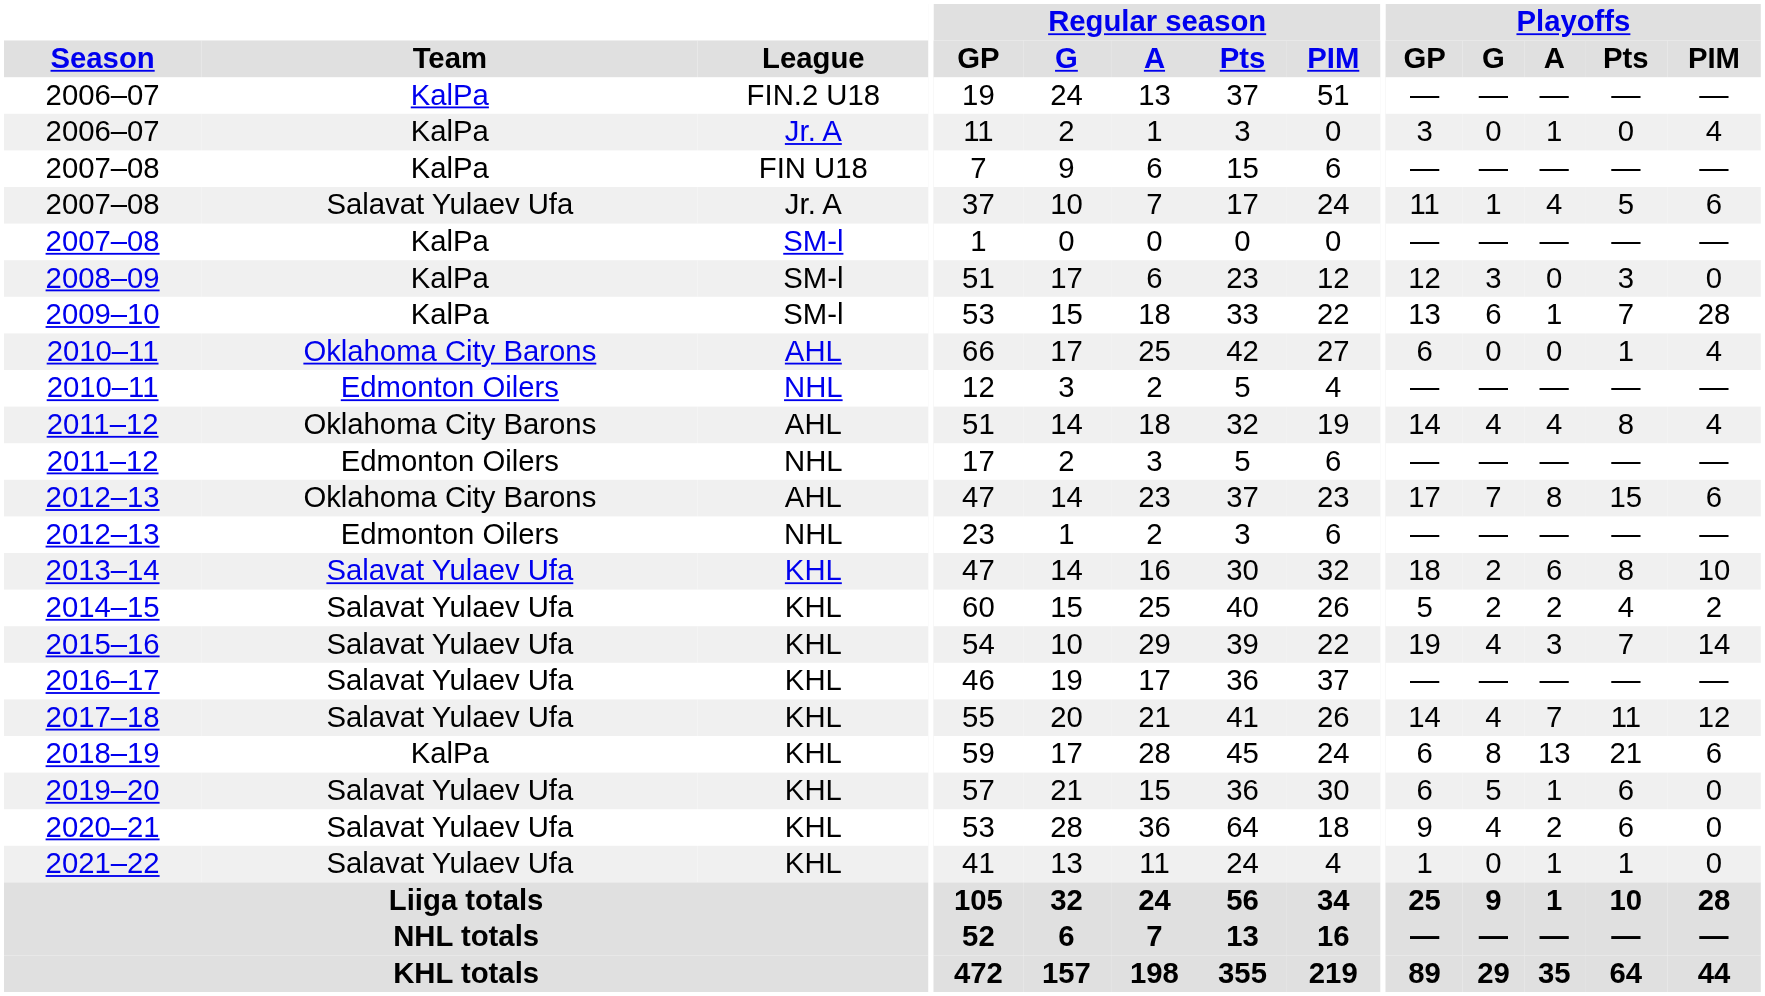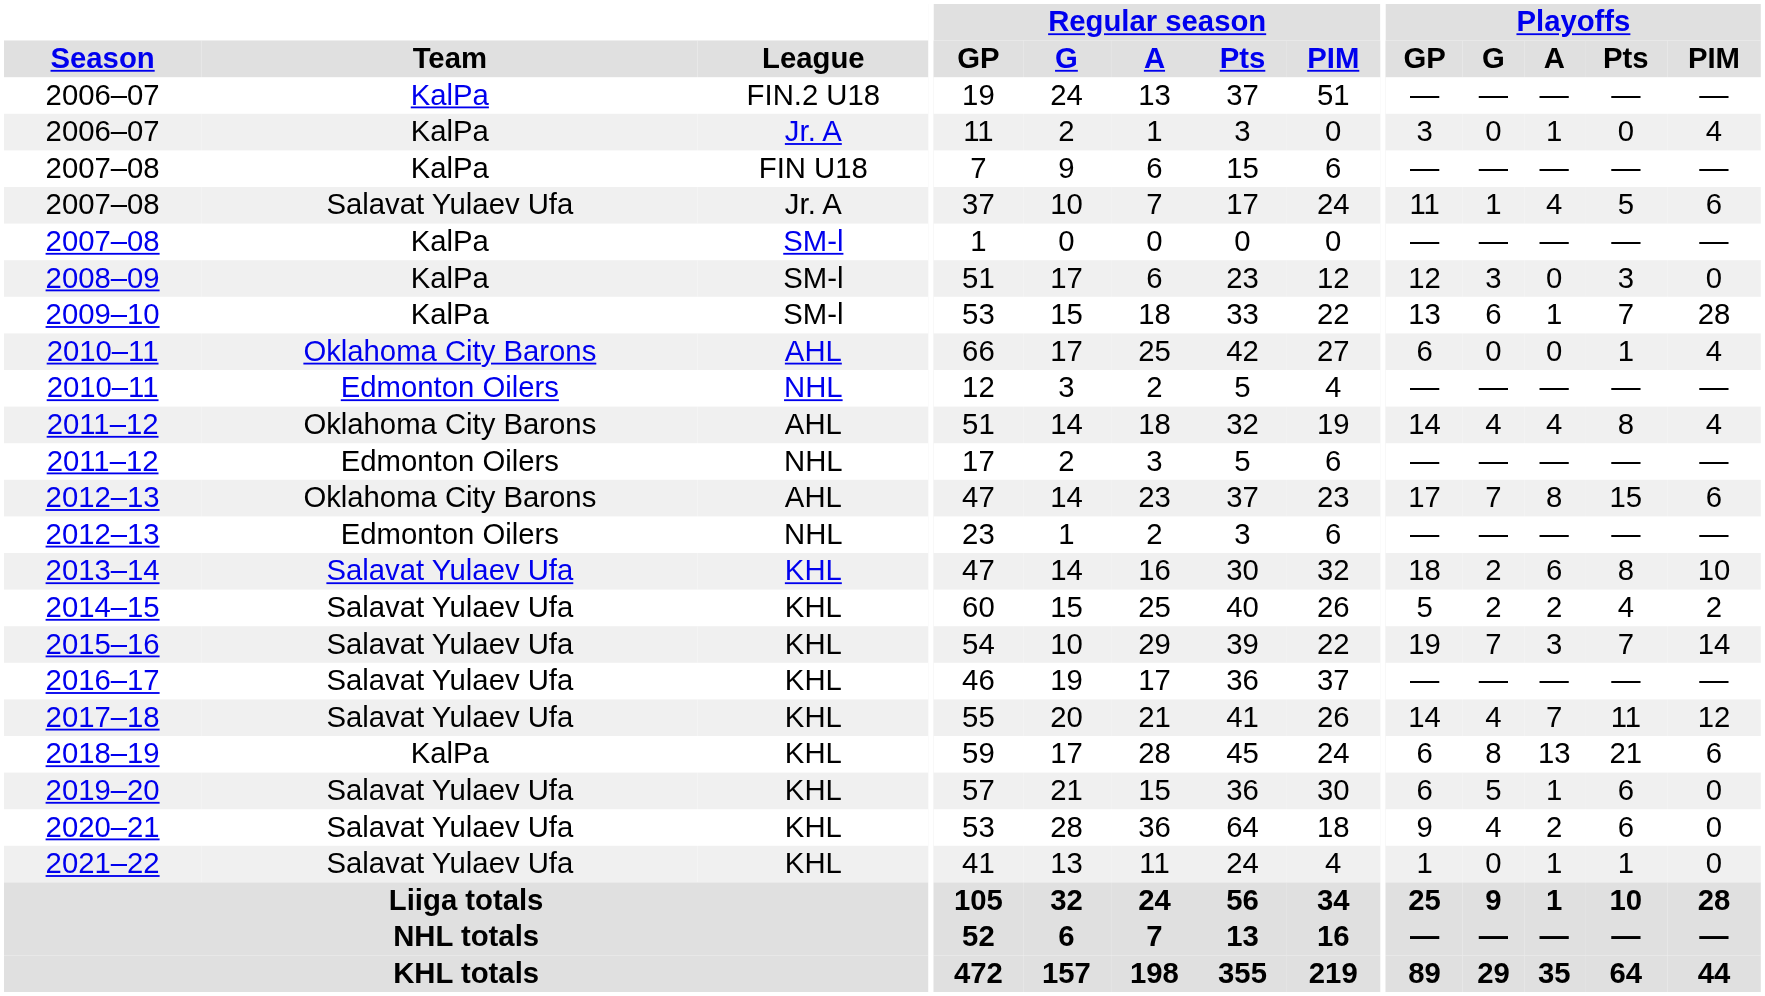(1494, 644) 4 -> (1494, 644) 7
